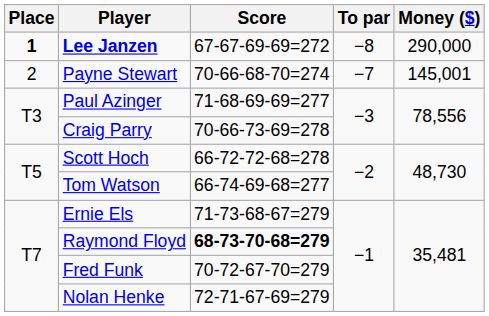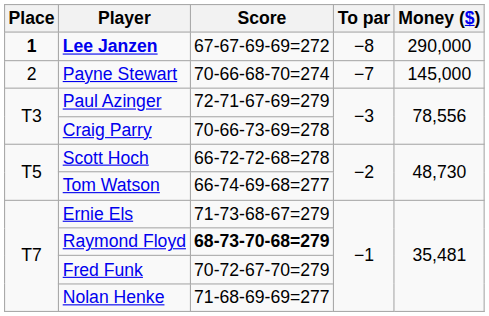(439, 74) 145,001 -> (439, 74) 145,000
(262, 102) 71-68-69-69=277 -> (262, 102) 72-71-67-69=279
(262, 297) 72-71-67-69=279 -> (262, 297) 71-68-69-69=277
